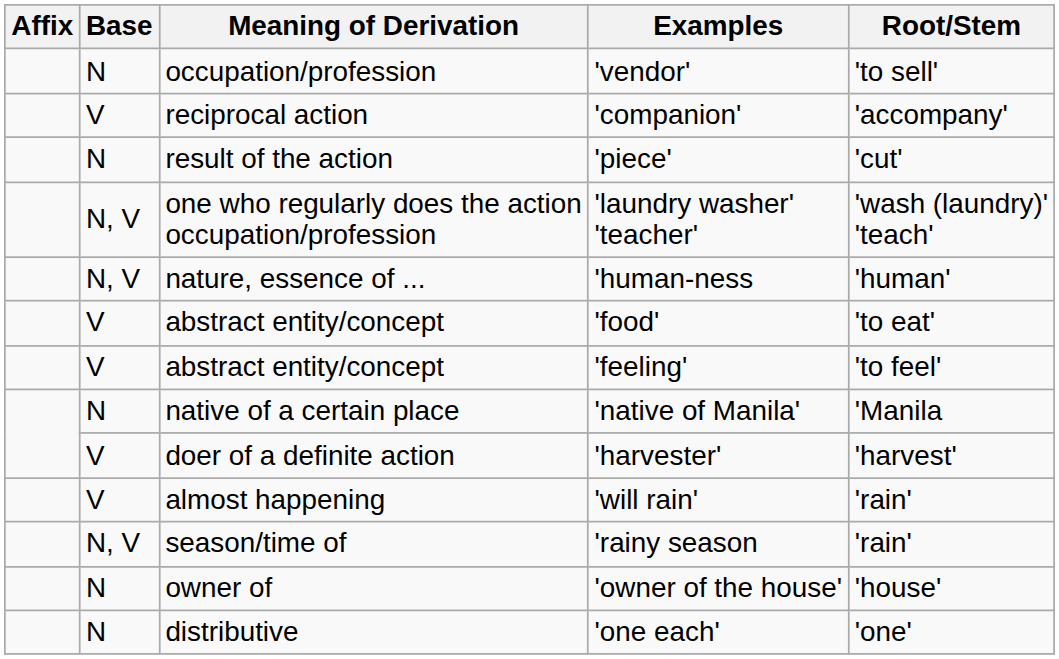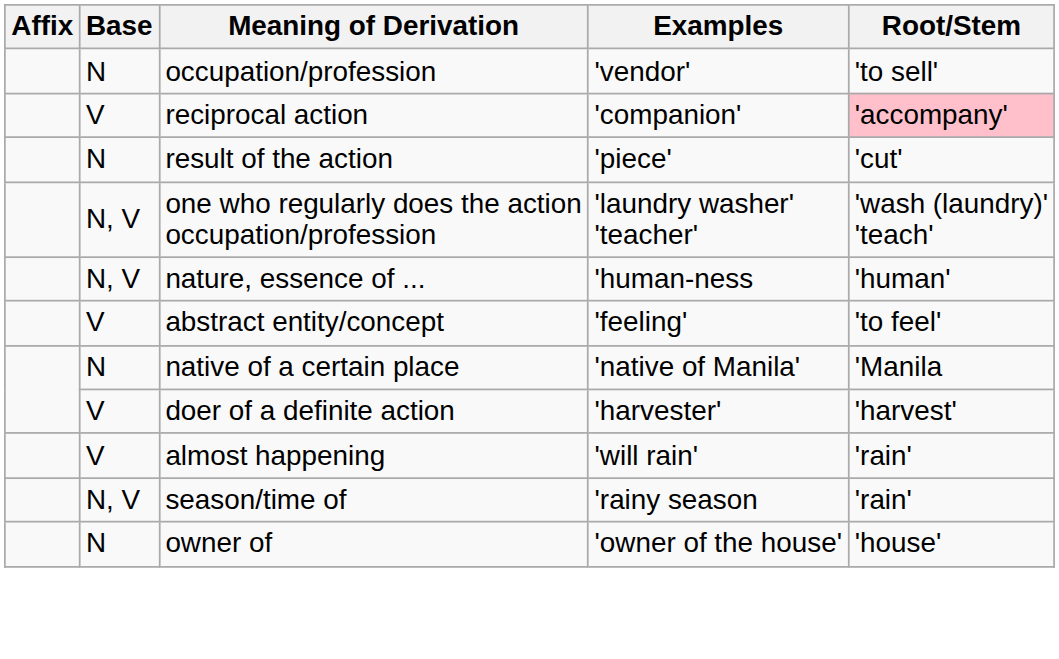(931, 114) no background -> (931, 114) pink background
- row: (627, 322)
- row: (657, 631)
